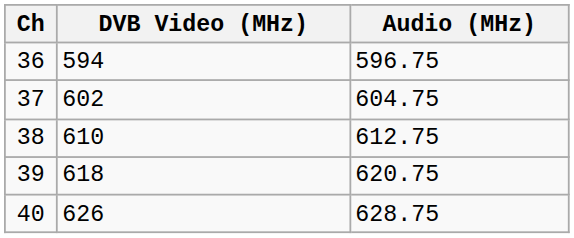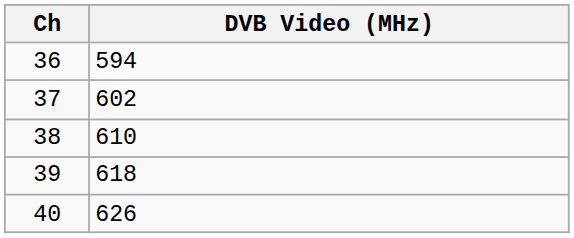- column: (459, 24)
